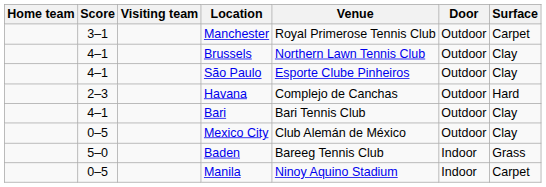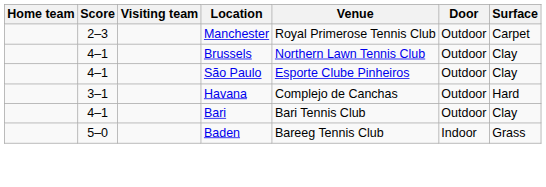(98, 34) 3–1 -> (98, 34) 2–3
(98, 93) 2–3 -> (98, 93) 3–1
- row: (236, 133)
- row: (222, 172)
